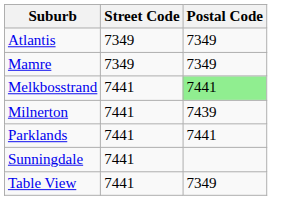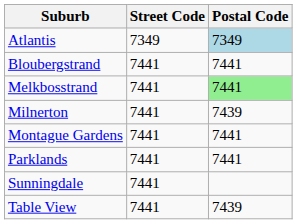(202, 40) no background -> (227, 40) lightblue background
+ row: (54, 64)
- row: (30, 64)
+ row: (65, 135)
(202, 183) 7349 -> (227, 207) 7439
